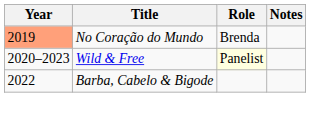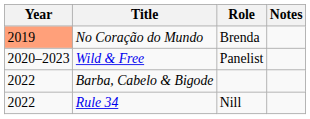(242, 59) lightyellow background -> (242, 59) no background
+ row: (97, 102)
